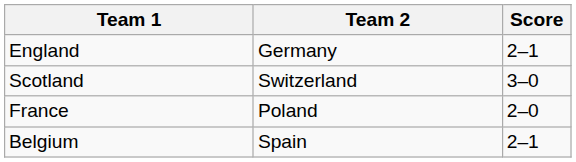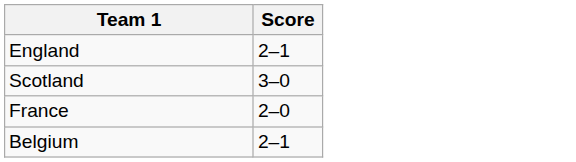- column: (378, 19)
